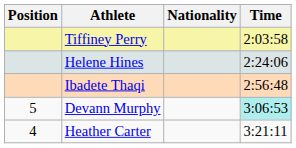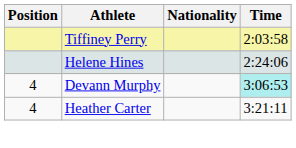- row: (105, 85)
(33, 108) 5 -> (33, 85) 4
